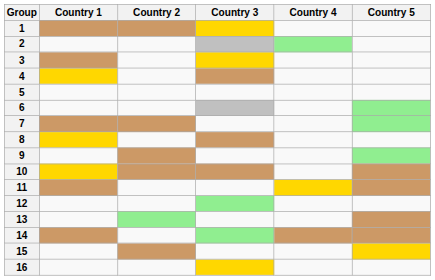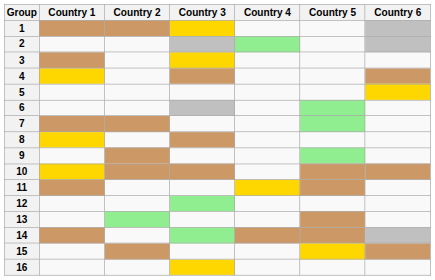+ column: (398, 13)
